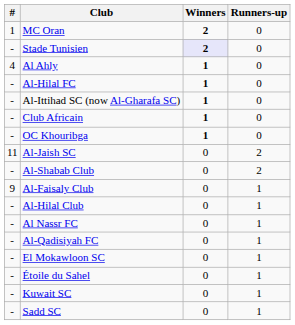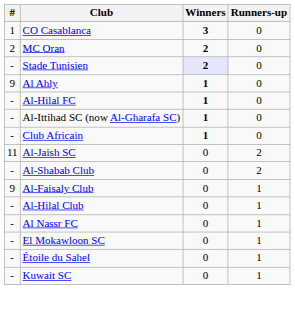+ row: (57, 30)
(12, 30) 1 -> (12, 48) 2
(12, 65) 4 -> (12, 83) 9
- row: (55, 135)
- row: (60, 240)
- row: (42, 310)
